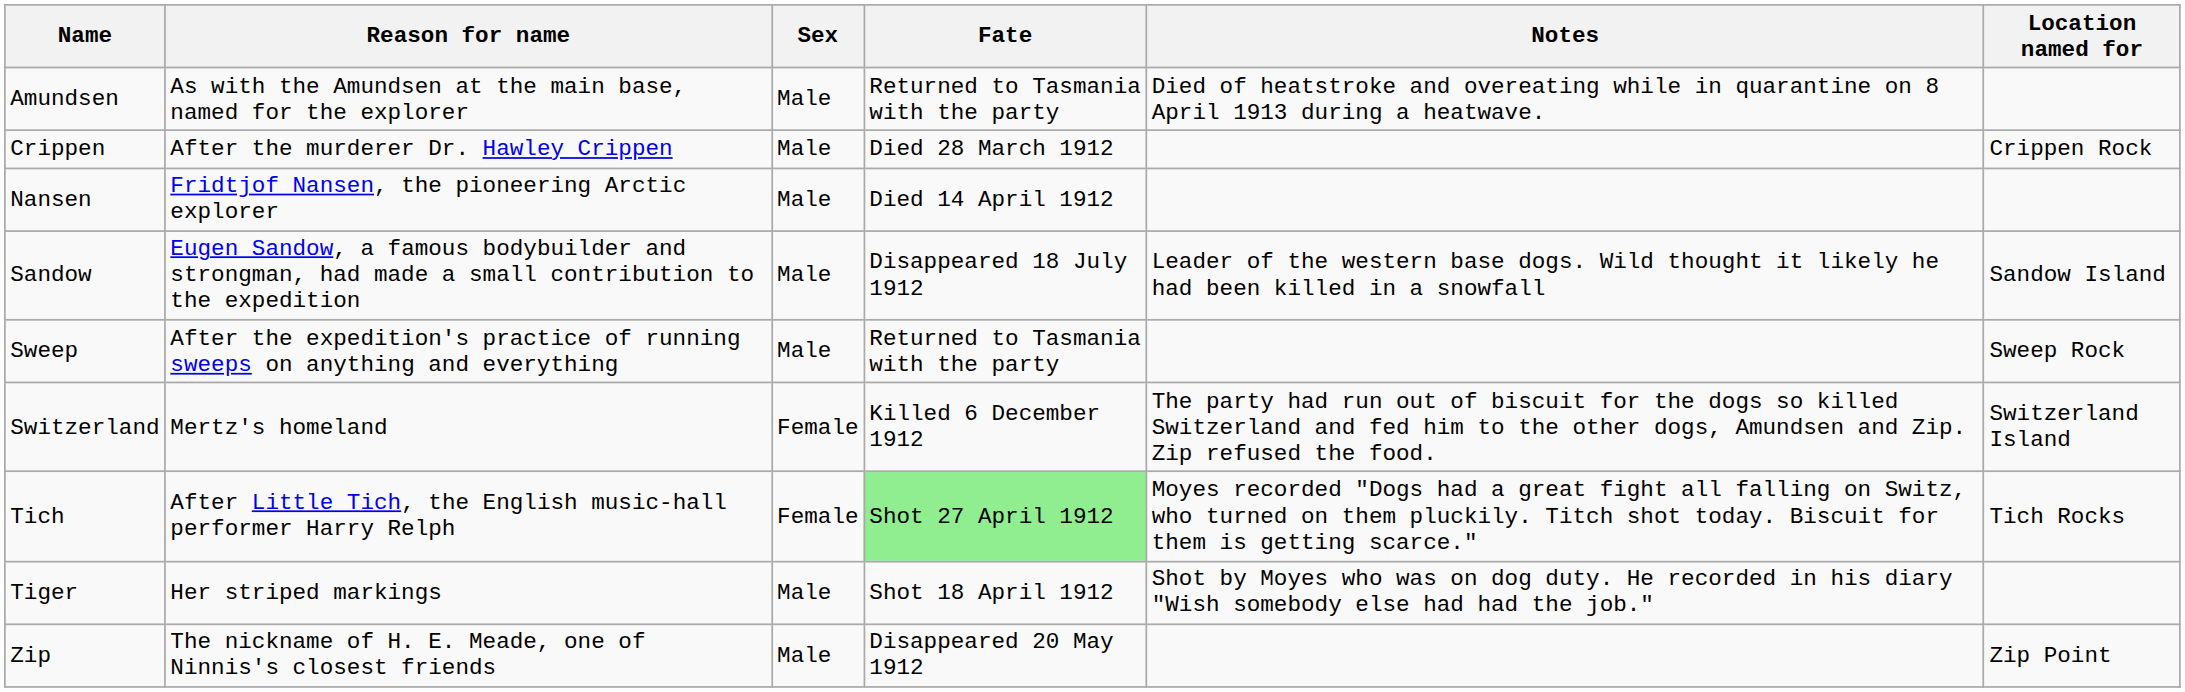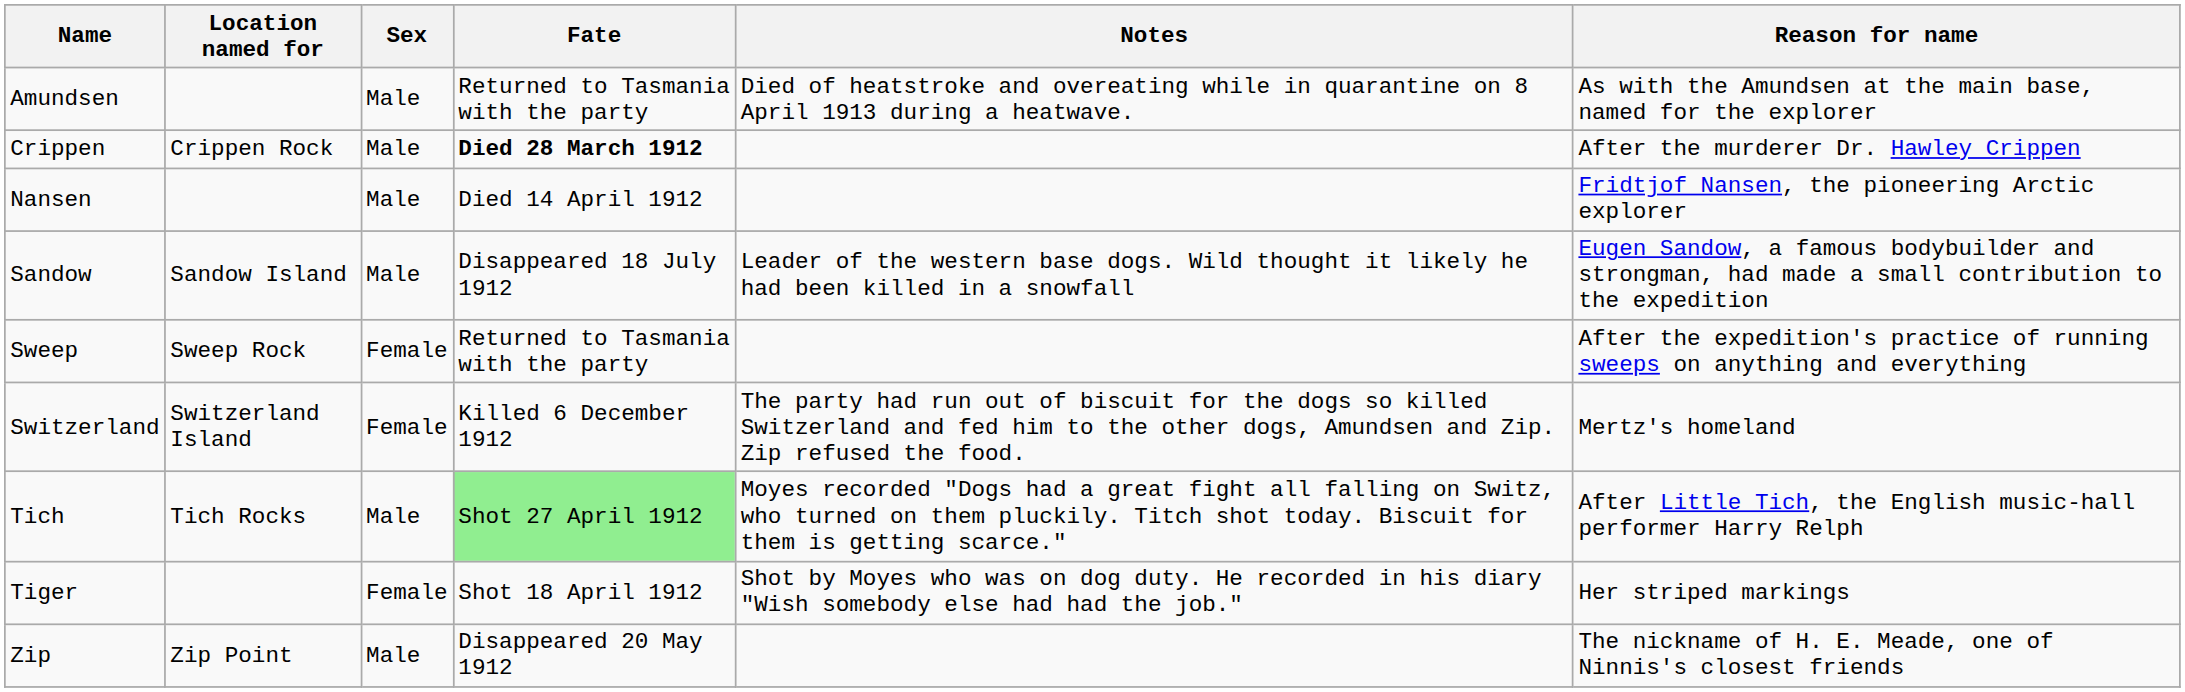columns swapped: (468, 36) <-> (2082, 36)
(992, 149) normal -> (581, 149) bold
(804, 351) Male -> (407, 351) Female
(818, 516) Female -> (393, 516) Male
(804, 592) Male -> (407, 592) Female
